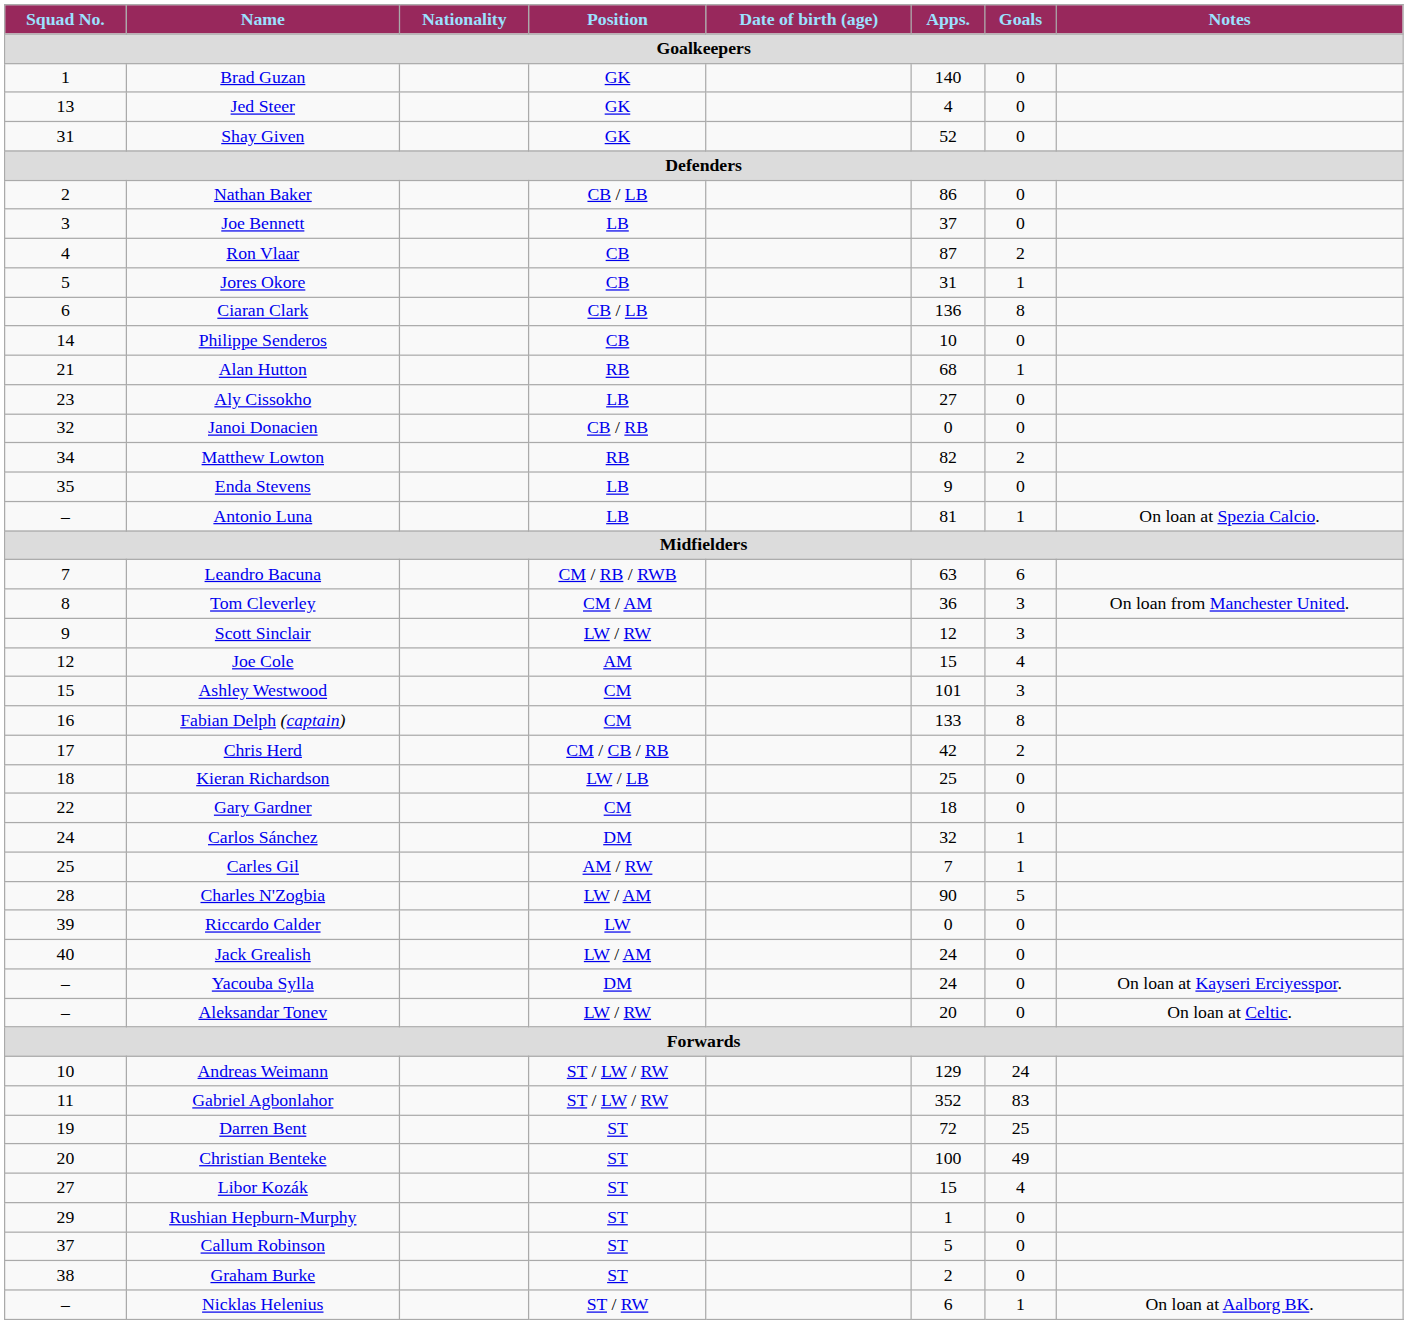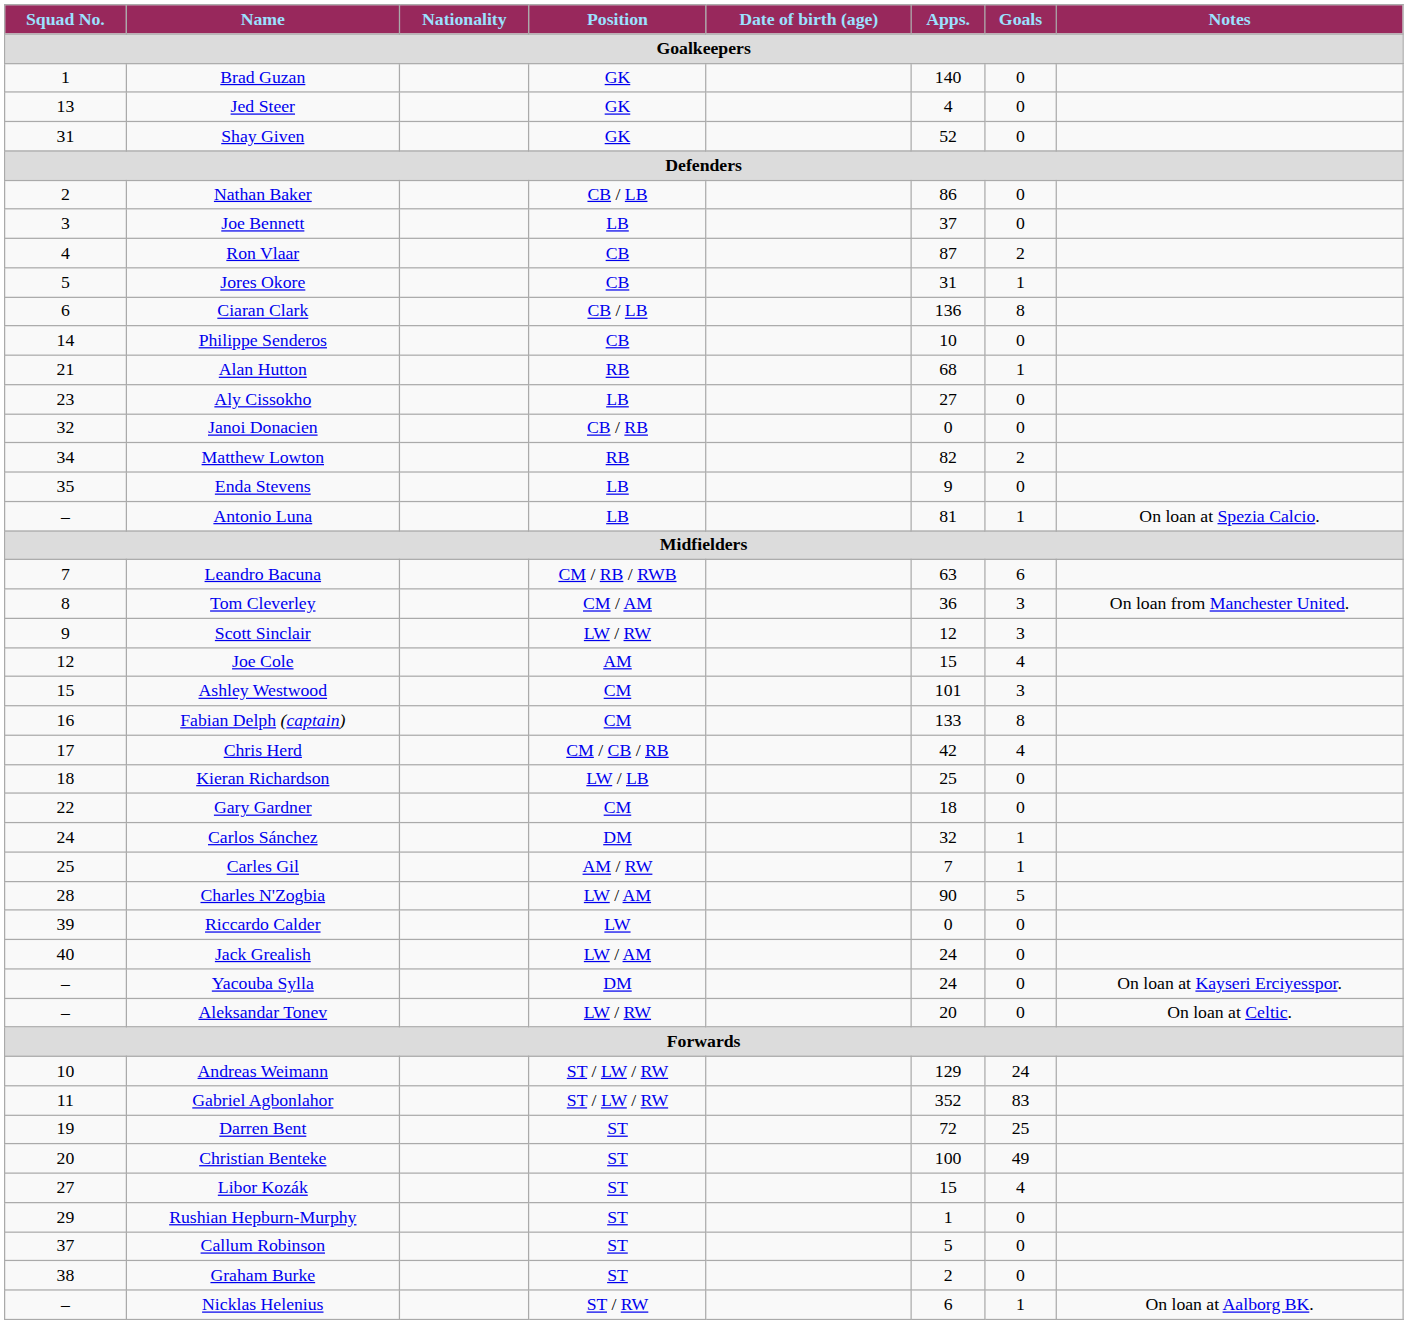(1021, 749) 2 -> (1021, 749) 4
